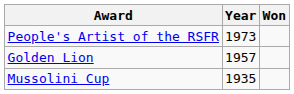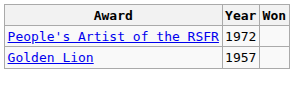(241, 36) 1973 -> (241, 36) 1972
- row: (58, 79)
